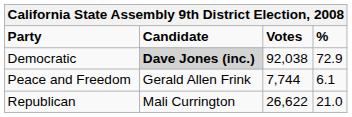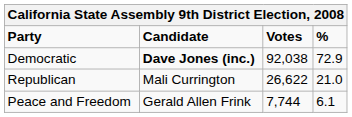(199, 58) lightgrey background -> (199, 58) no background
rows swapped: (42, 101) <-> (69, 79)
